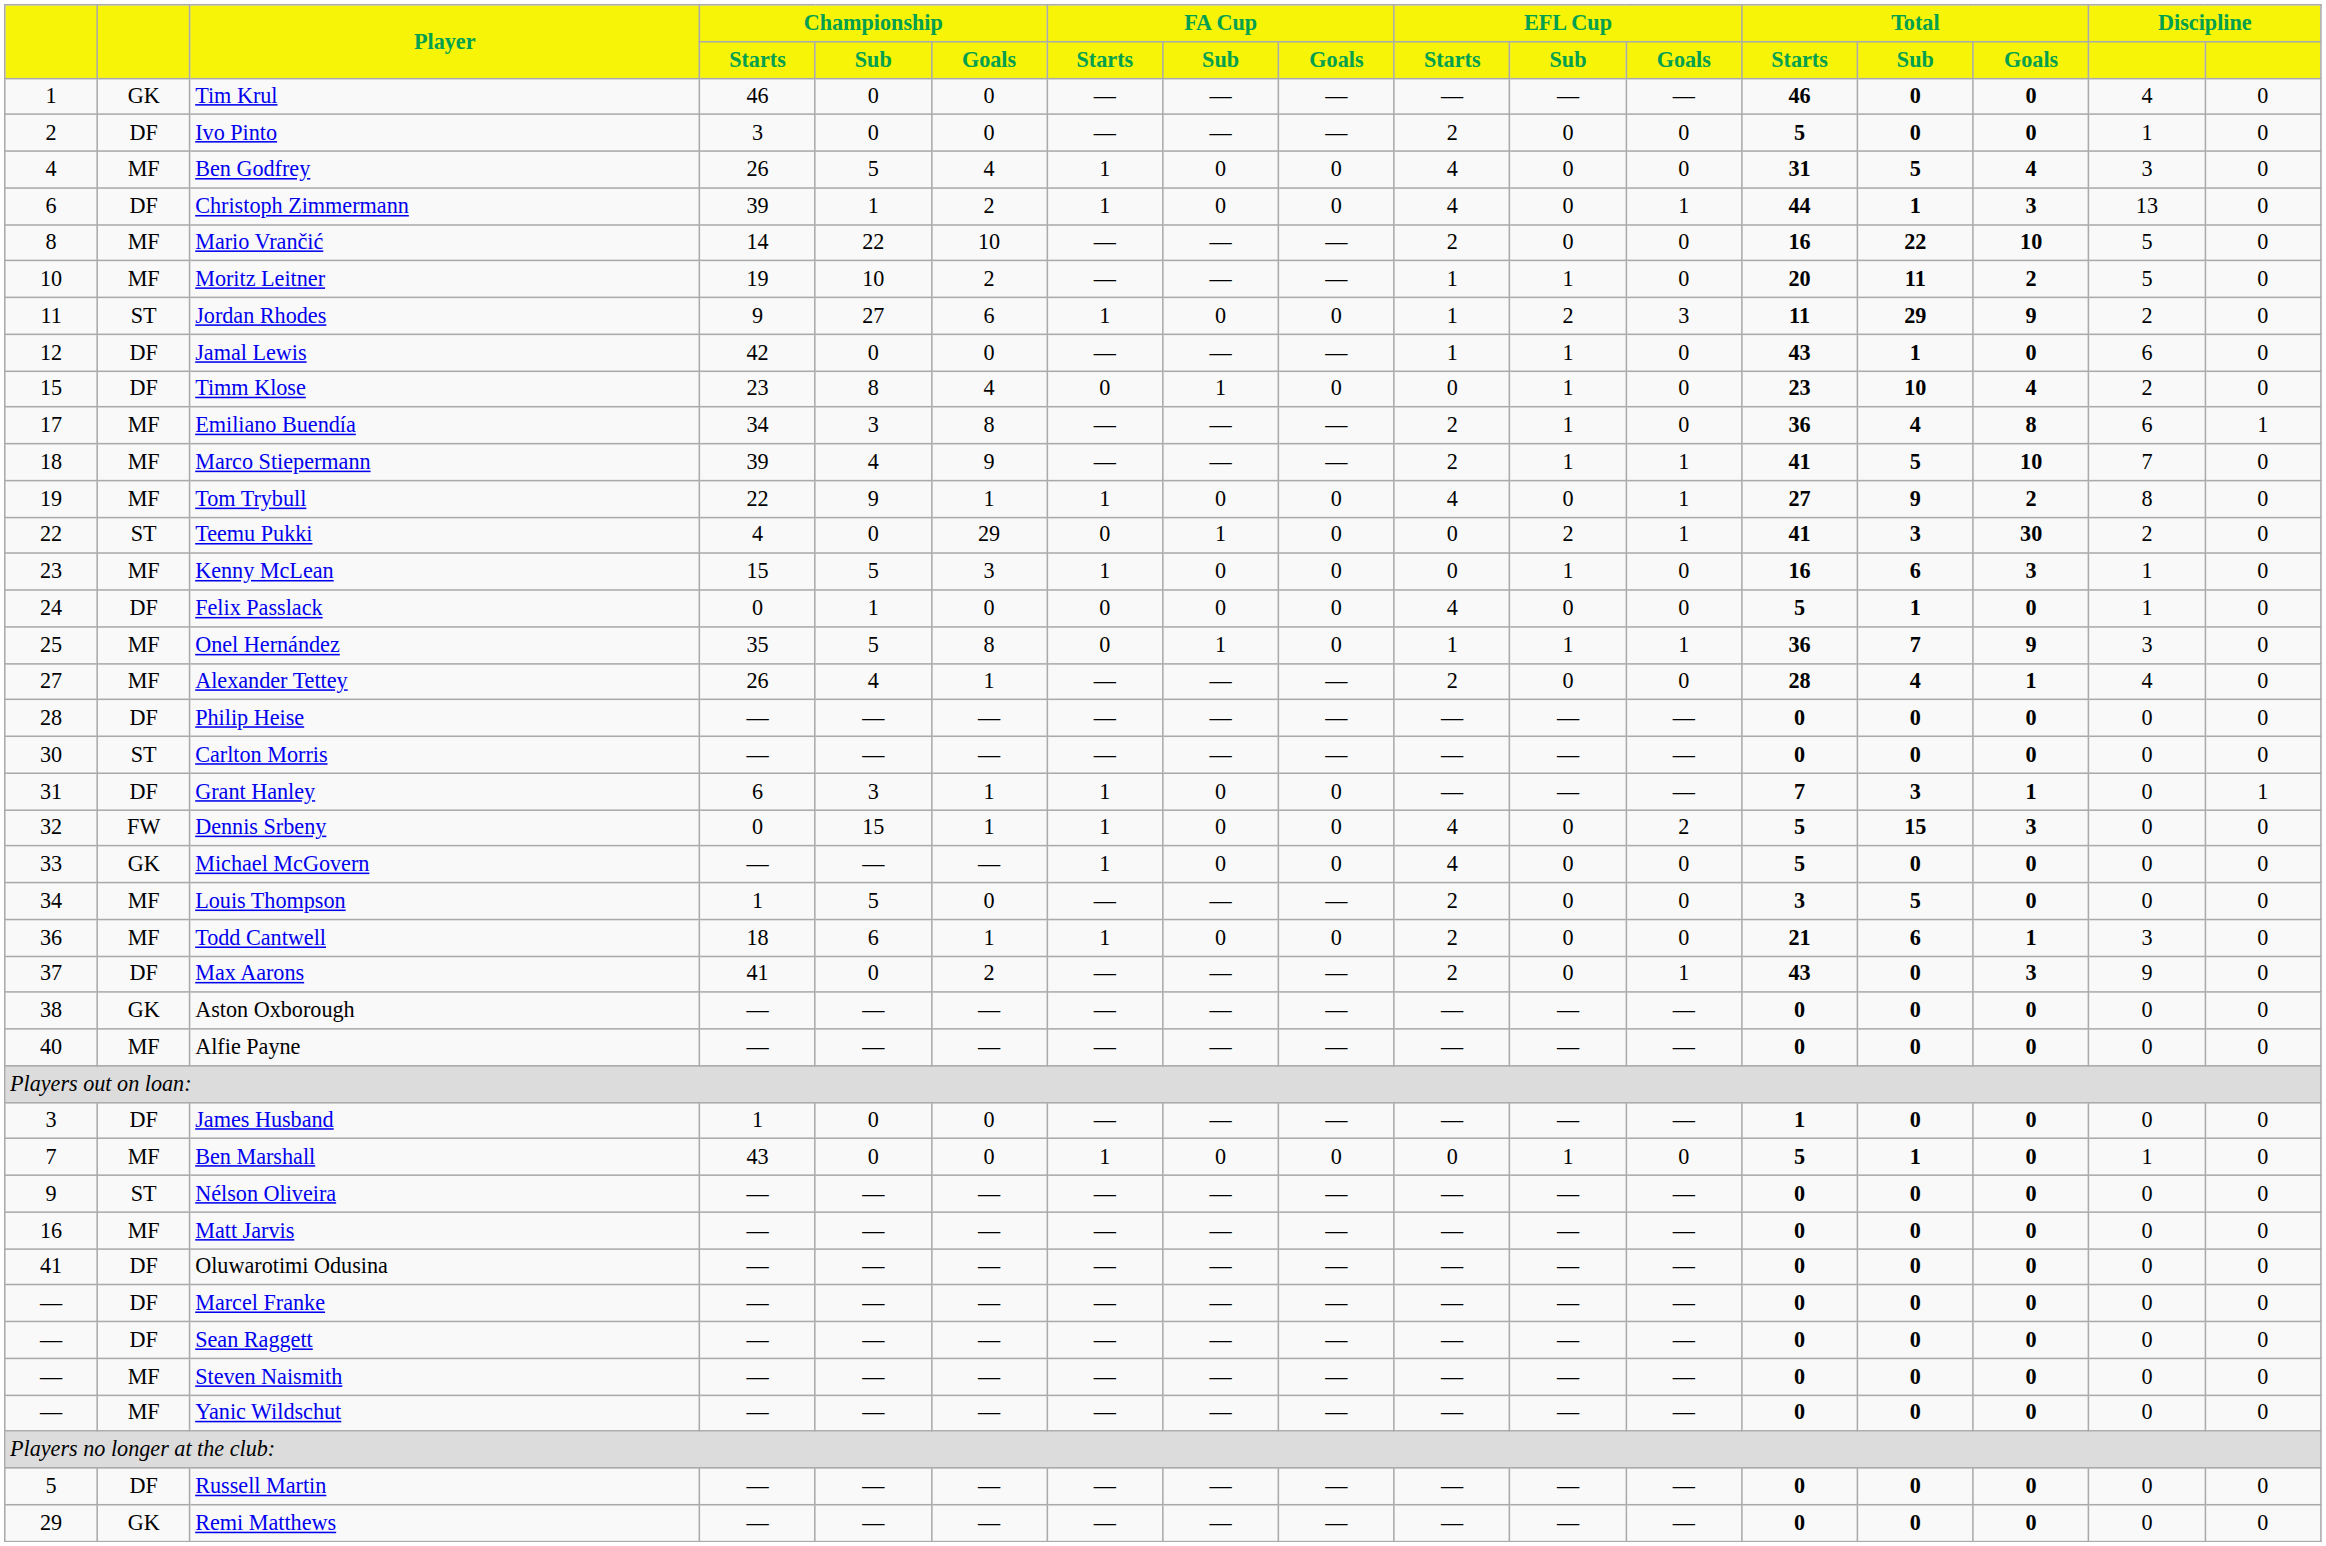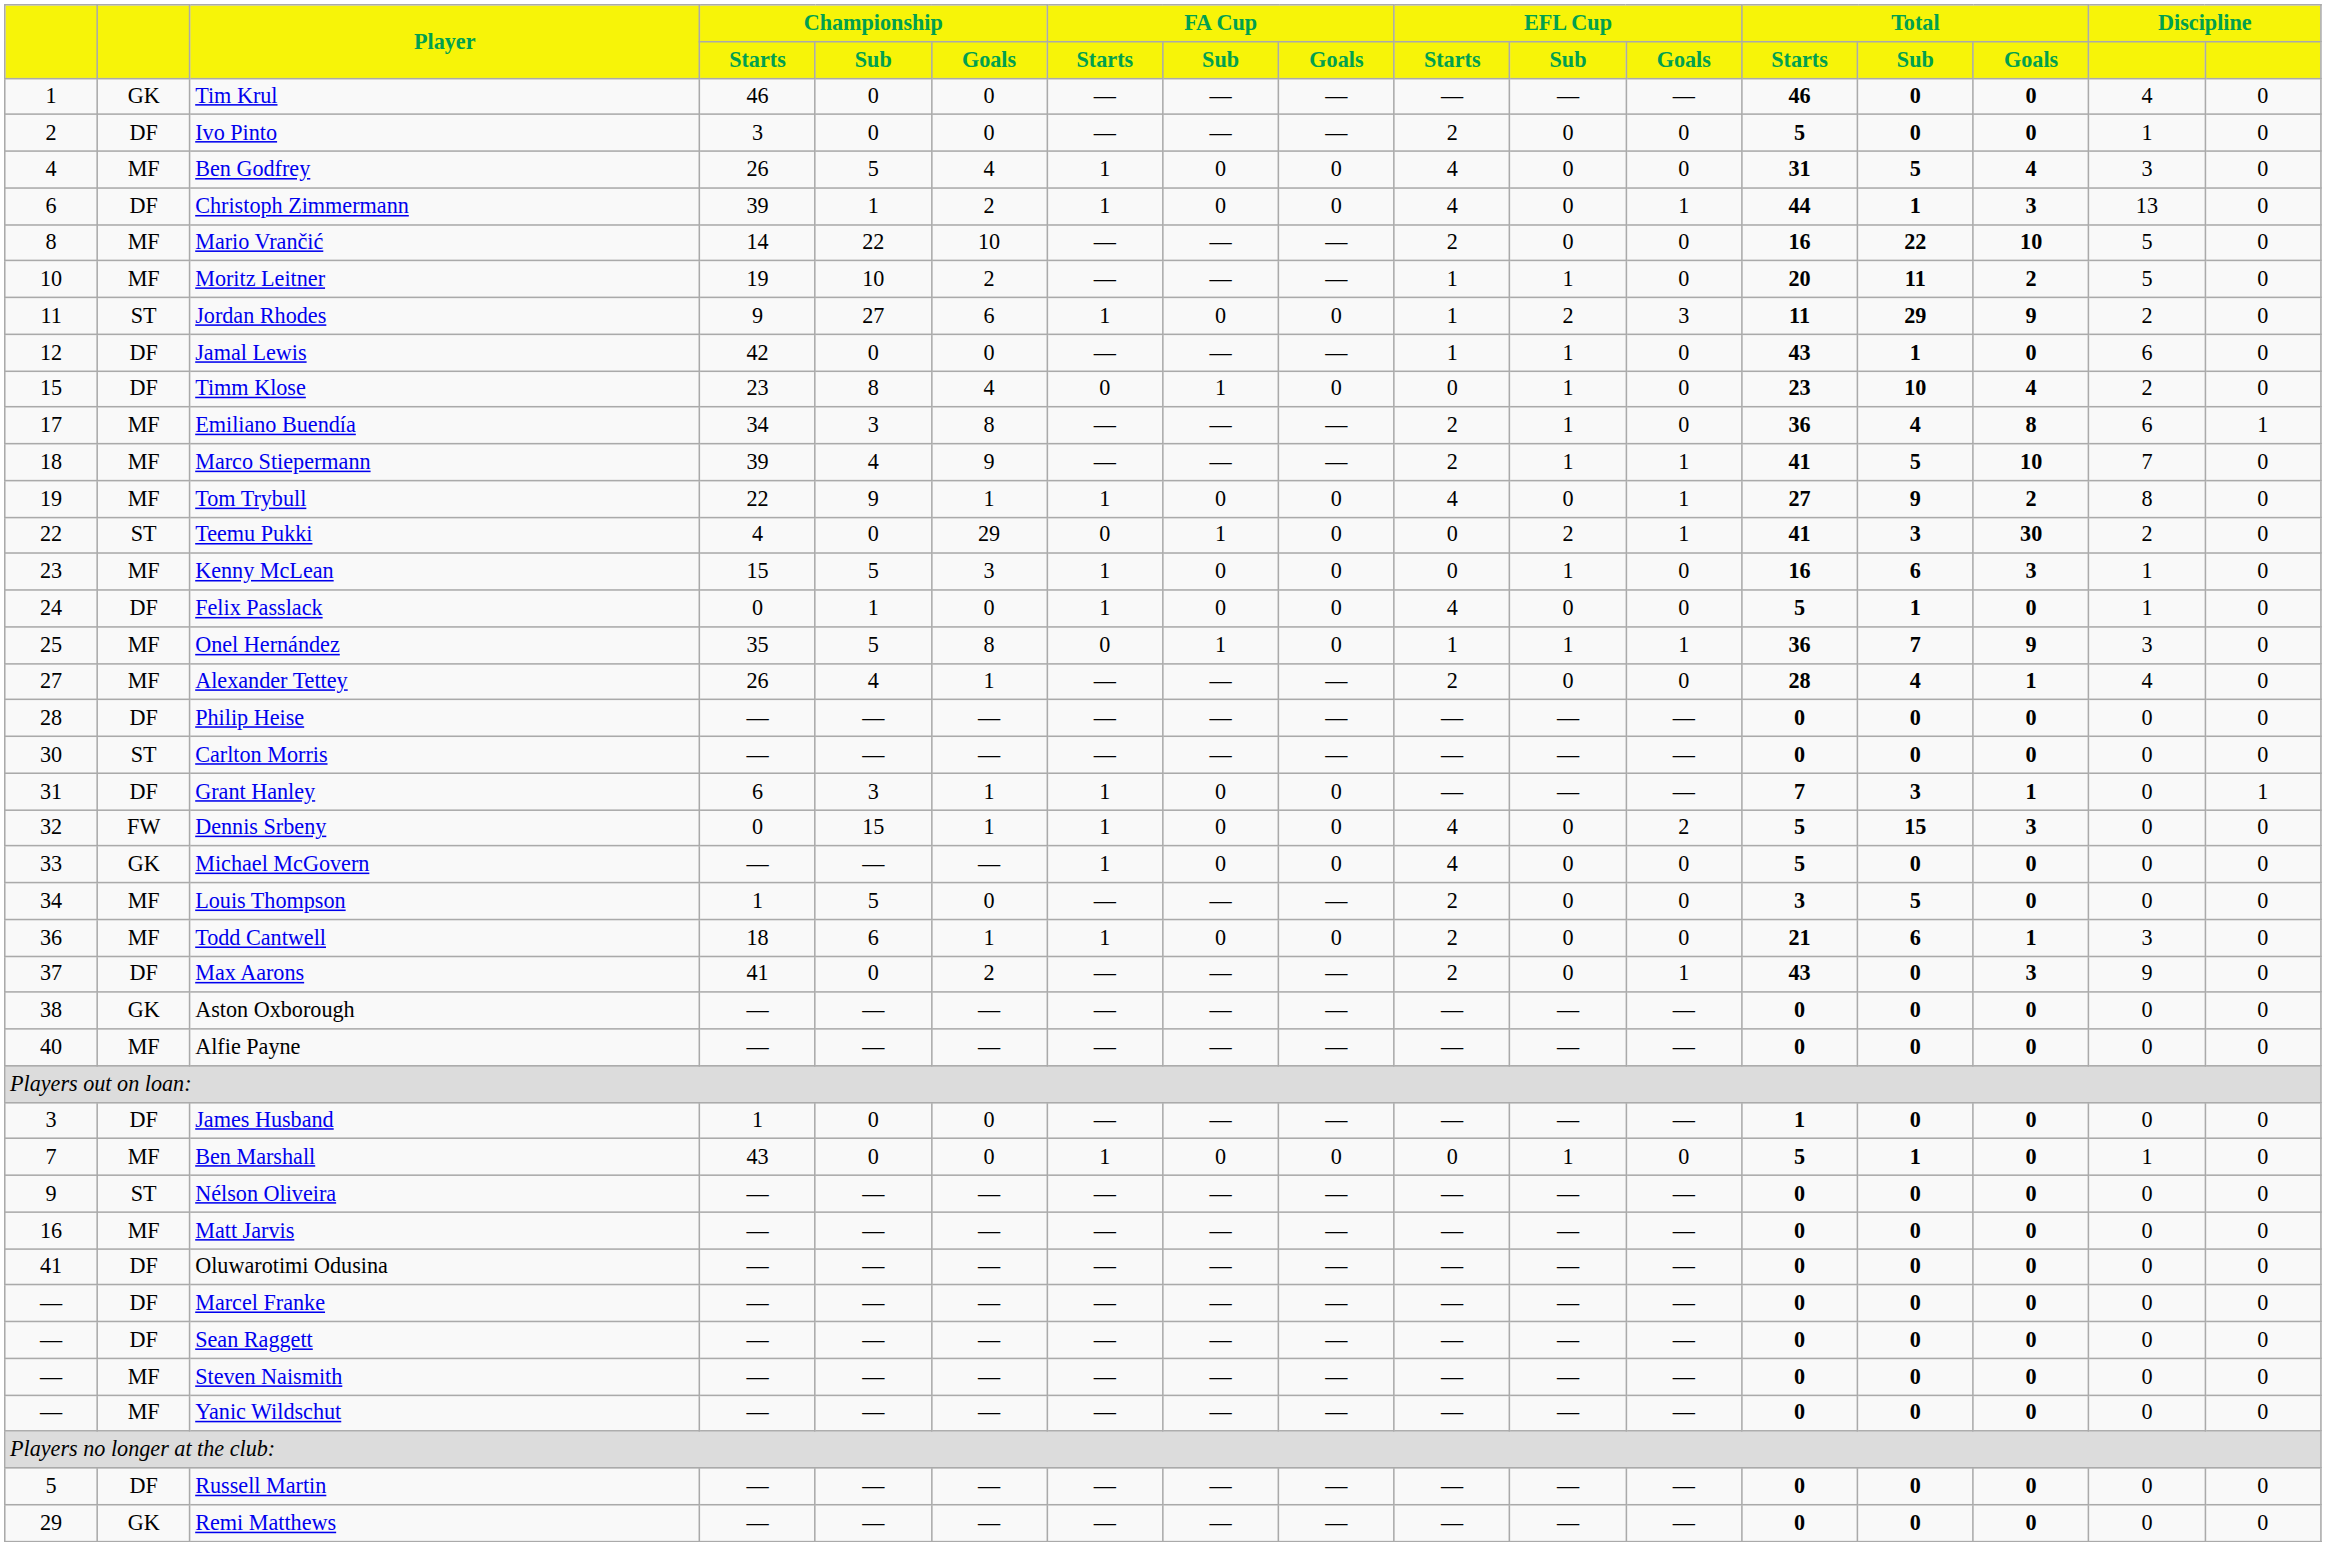(1105, 608) 0 -> (1105, 608) 1
